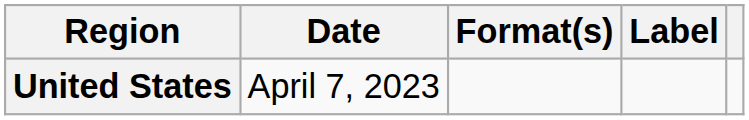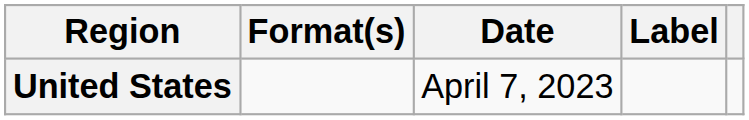columns swapped: (344, 31) <-> (535, 31)
